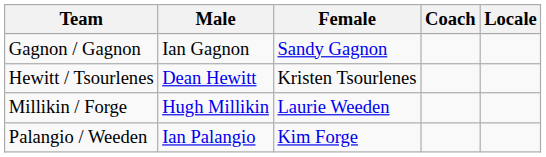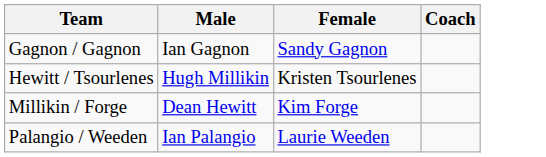- column: (510, 19)
(209, 78) Dean Hewitt -> (216, 78) Hugh Millikin
(216, 107) Hugh Millikin -> (209, 107) Dean Hewitt
(333, 107) Laurie Weeden -> (318, 107) Kim Forge
(318, 136) Kim Forge -> (333, 136) Laurie Weeden
